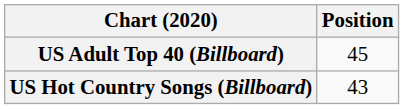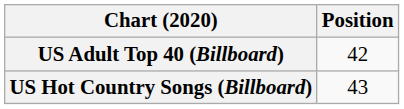(358, 53) 45 -> (358, 53) 42
